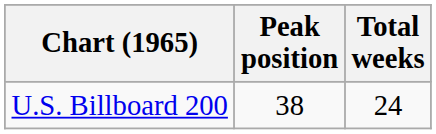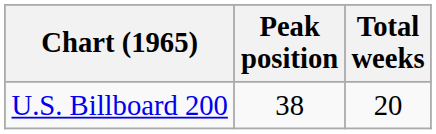(388, 104) 24 -> (388, 104) 20
